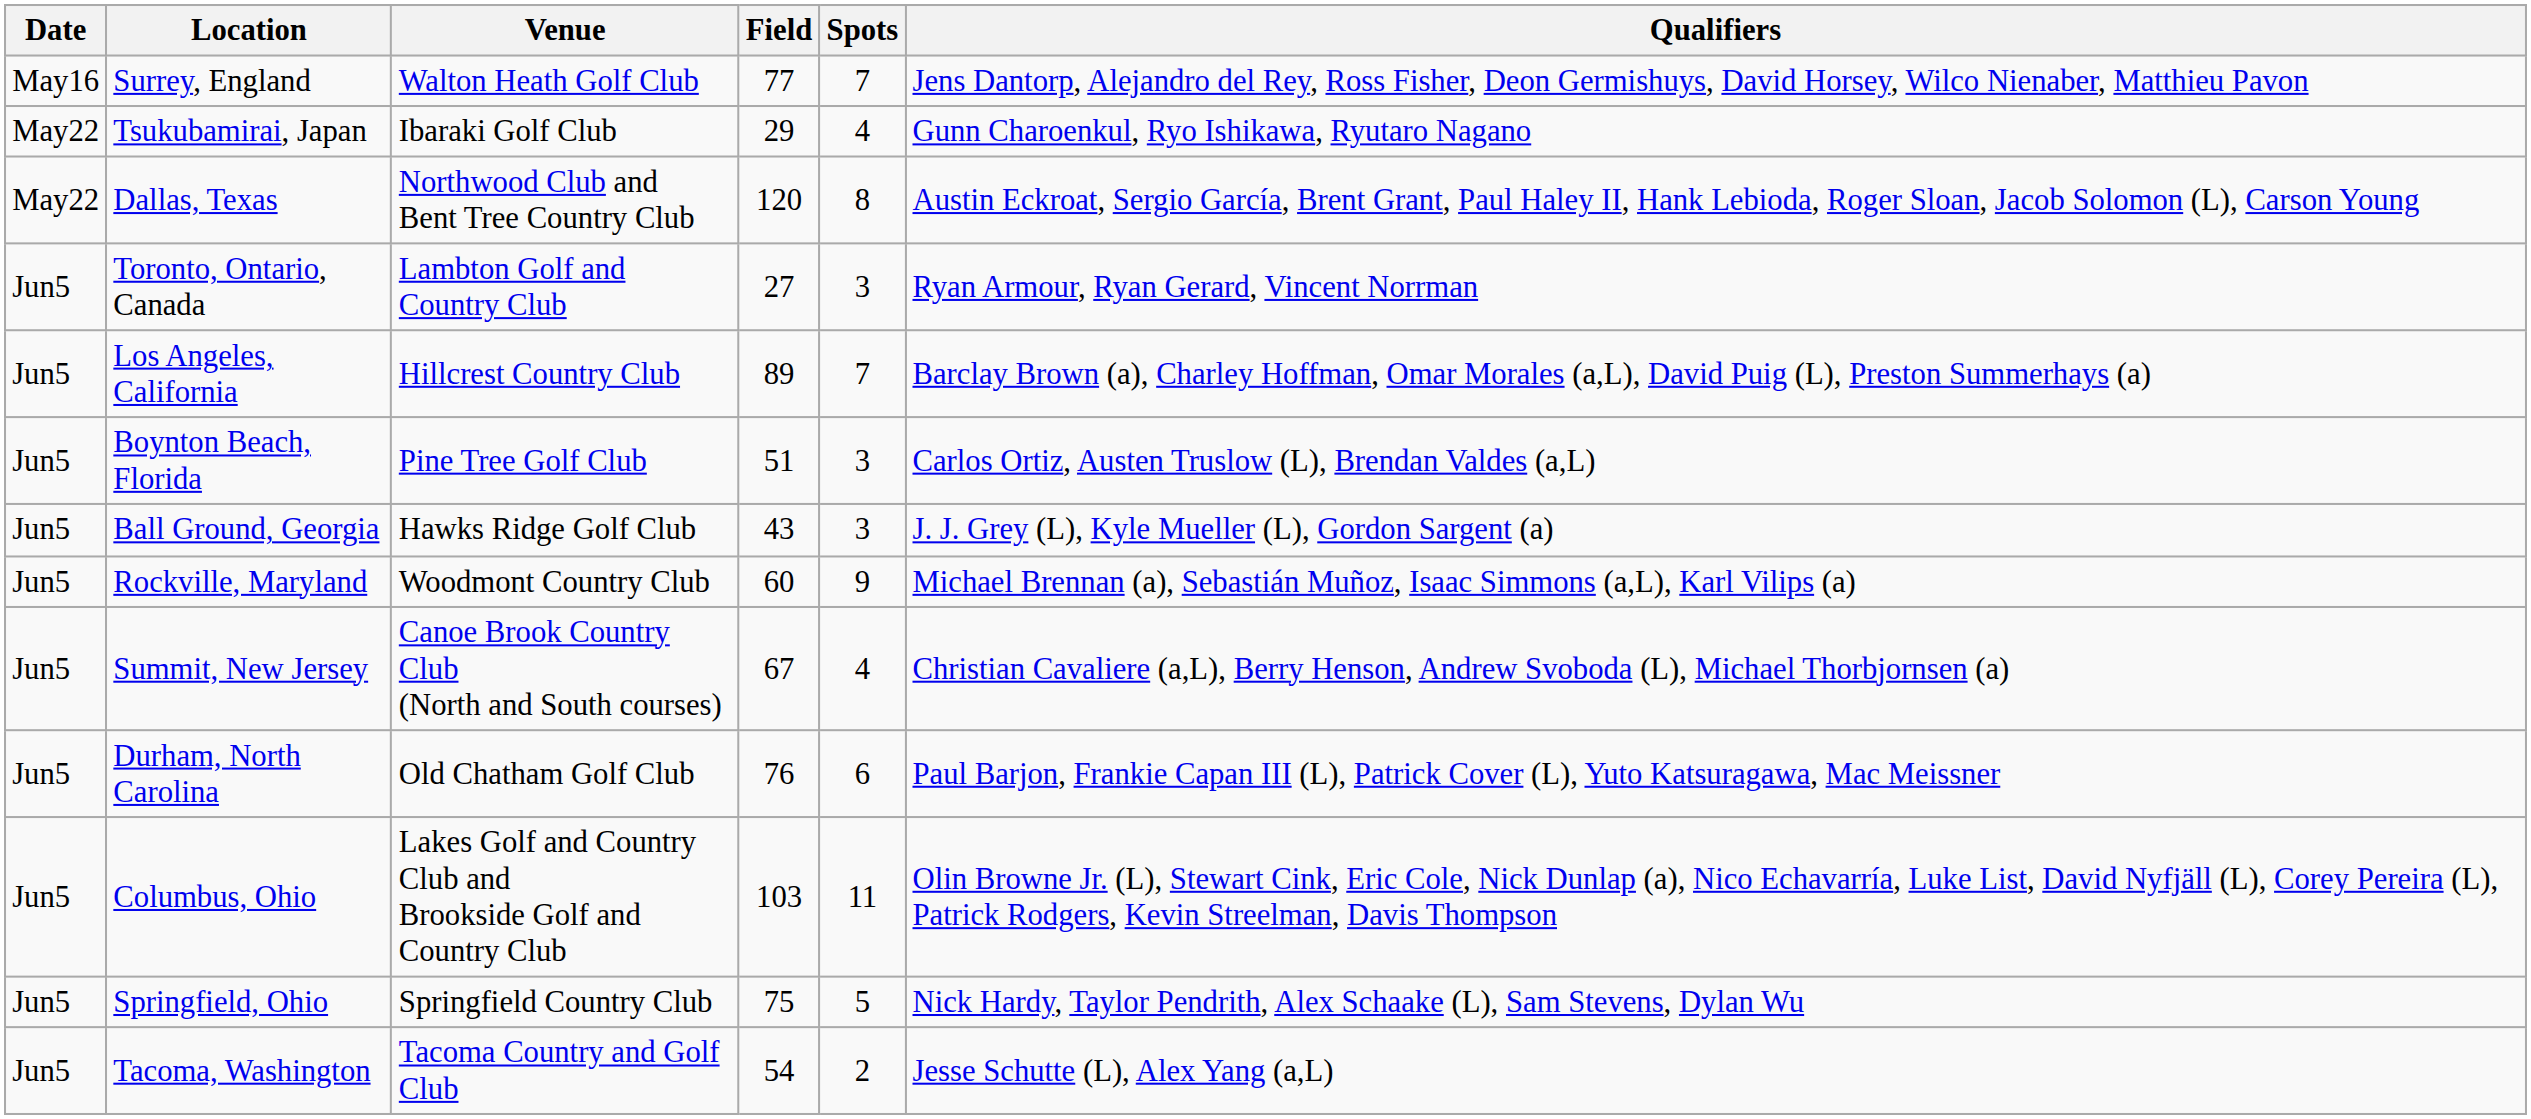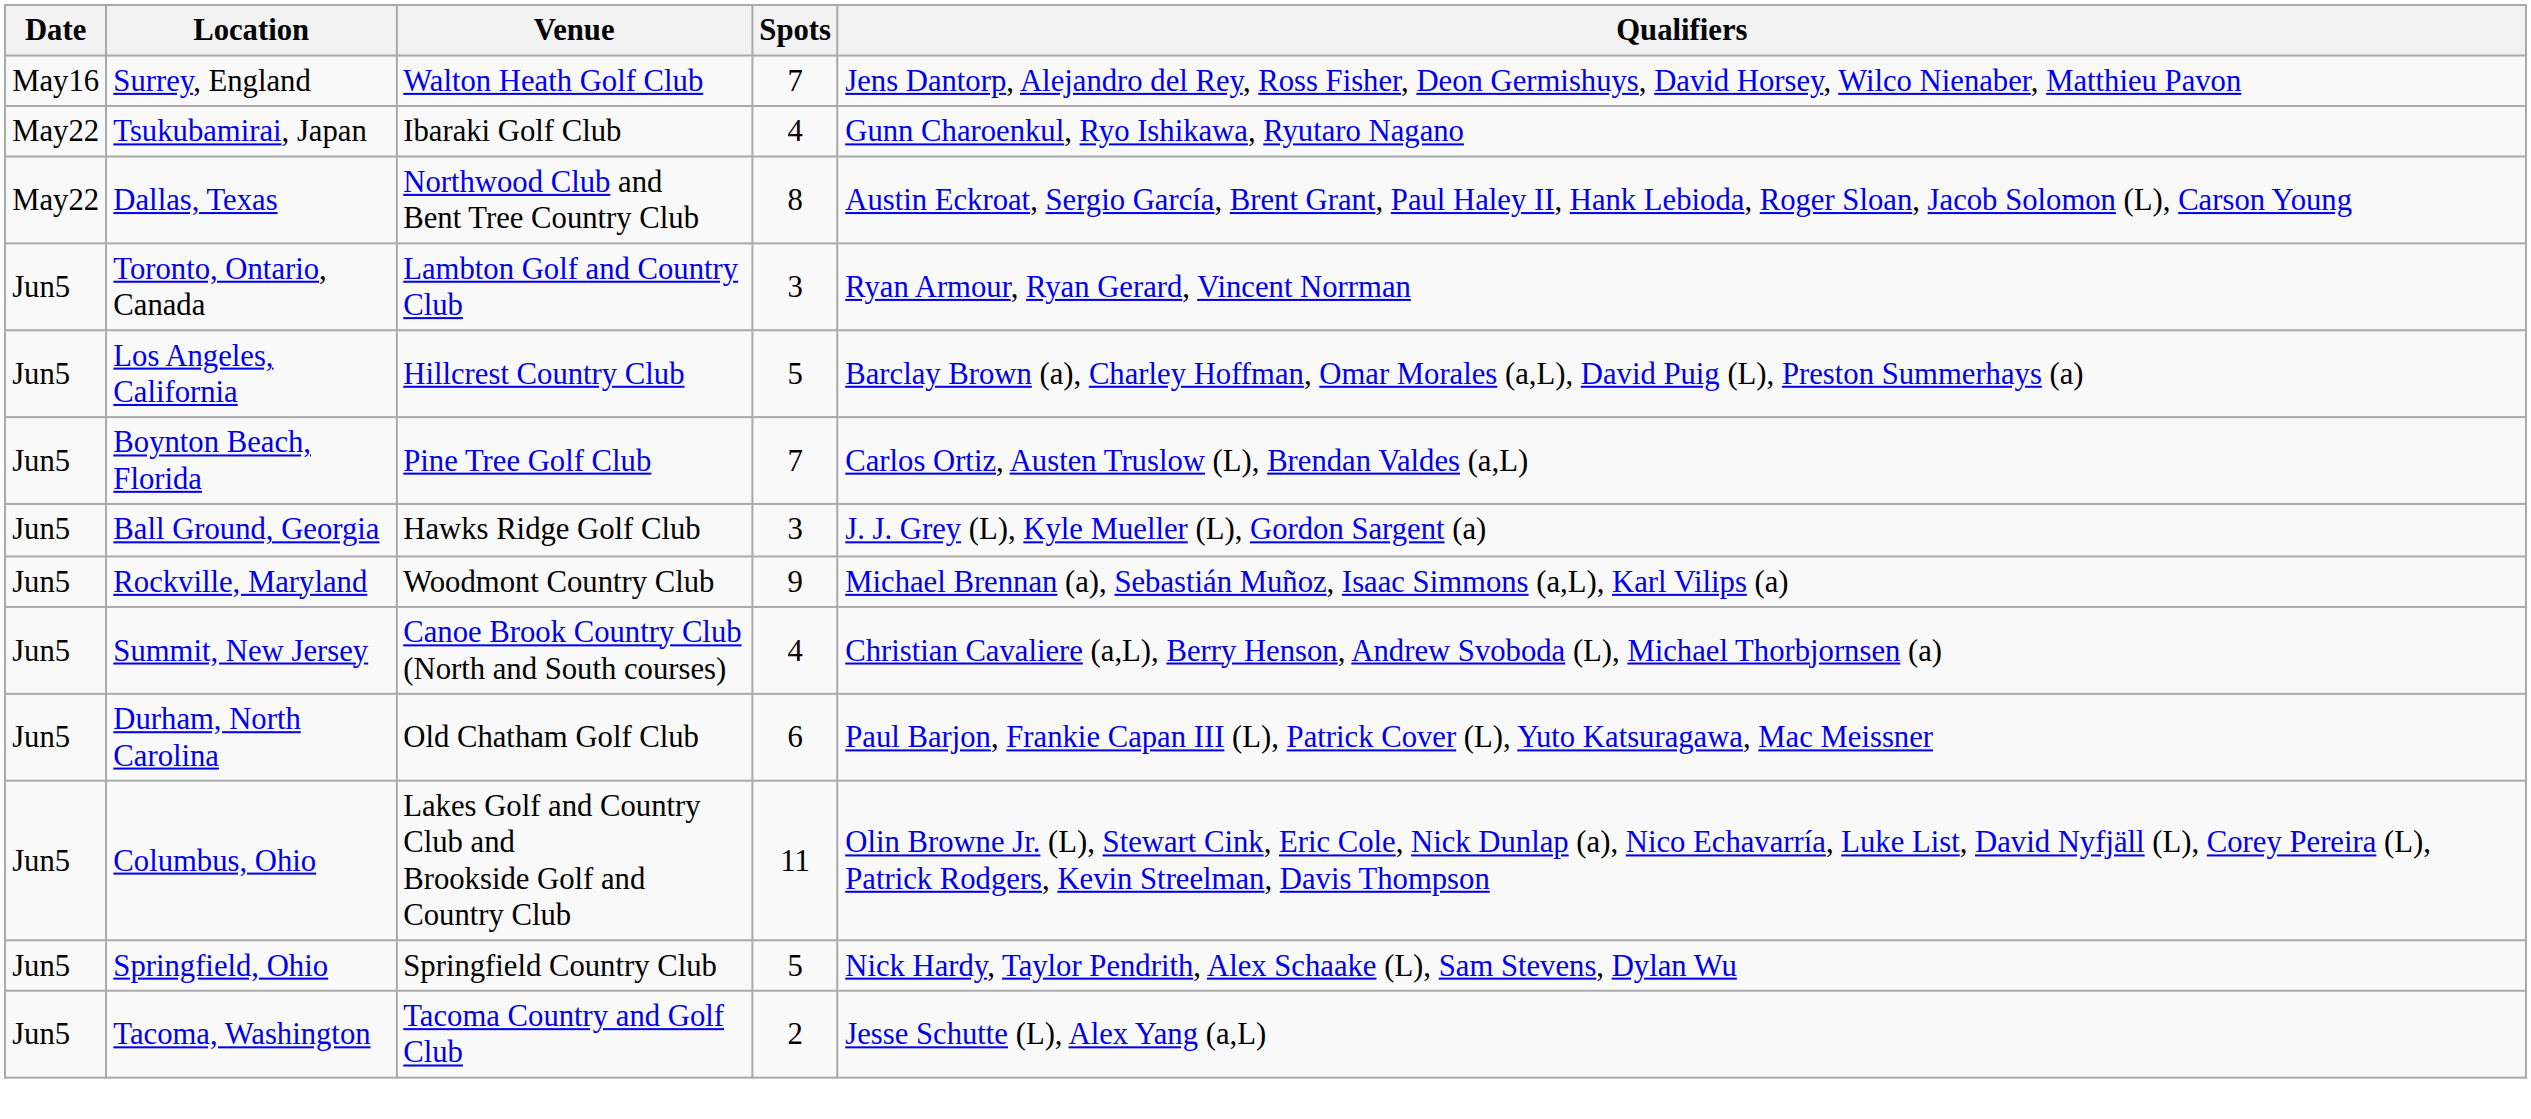- column: (779, 30)
(862, 374) 7 -> (795, 374) 5
(862, 461) 3 -> (795, 461) 7
